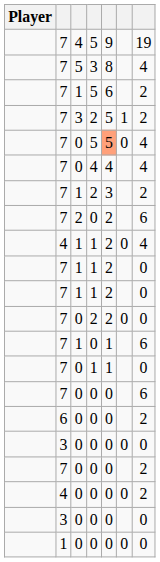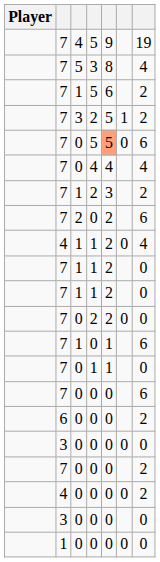(143, 142) 4 -> (143, 142) 6
